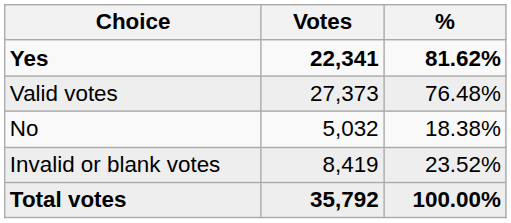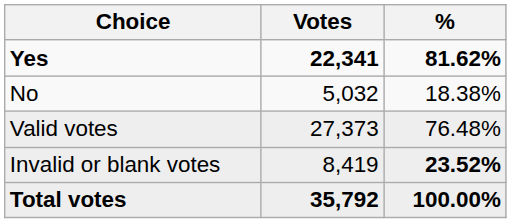rows swapped: (24, 128) <-> (64, 93)
(463, 164) normal -> (463, 164) bold
